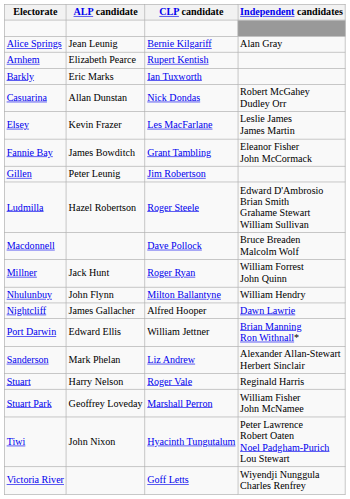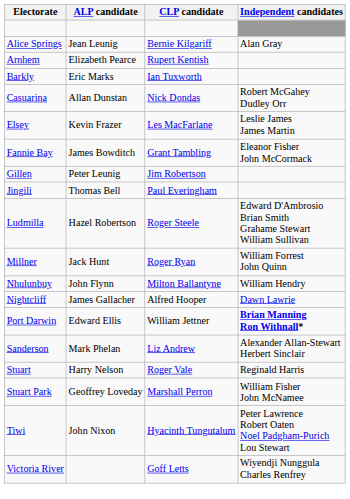+ row: (19, 190)
- row: (31, 246)
(271, 332) normal -> (273, 321) bold
